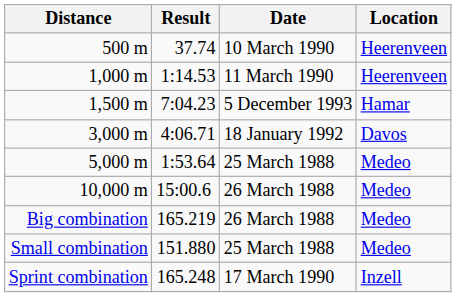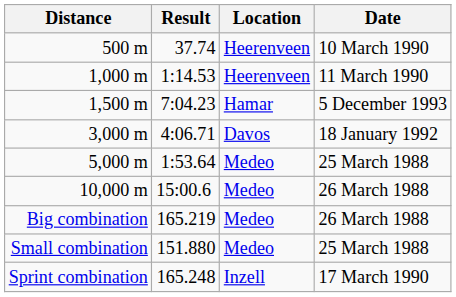columns swapped: (288, 18) <-> (404, 18)
